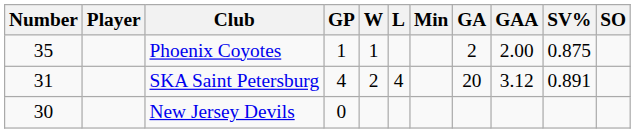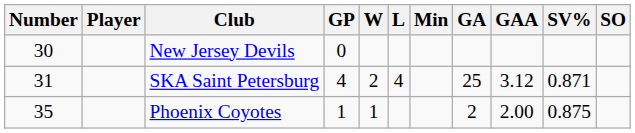rows swapped: (222, 111) <-> (215, 50)
(472, 81) 20 -> (472, 81) 25
(569, 81) 0.891 -> (569, 81) 0.871
